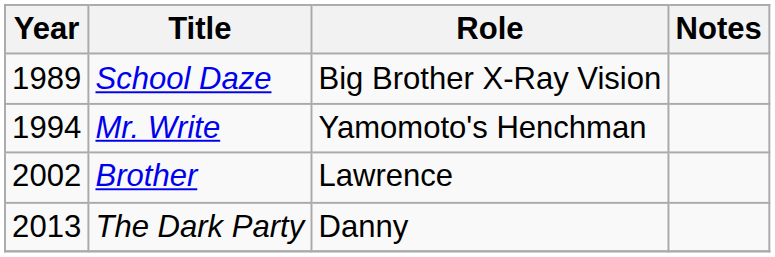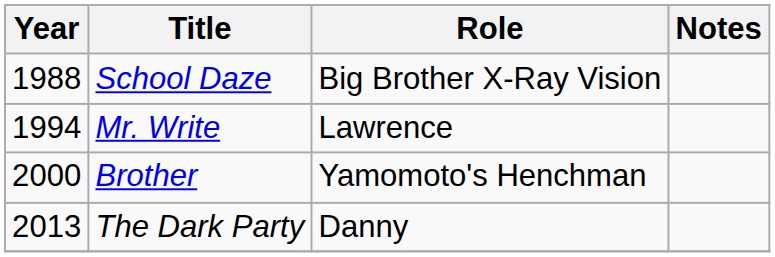(47, 78) 1989 -> (47, 78) 1988
(483, 127) Yamomoto's Henchman -> (386, 127) Lawrence
(47, 176) 2002 -> (47, 176) 2000
(386, 176) Lawrence -> (483, 176) Yamomoto's Henchman
